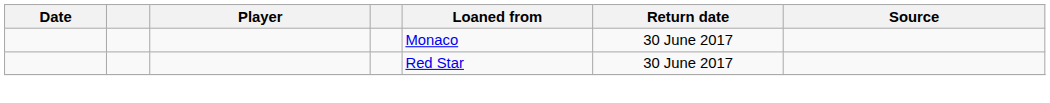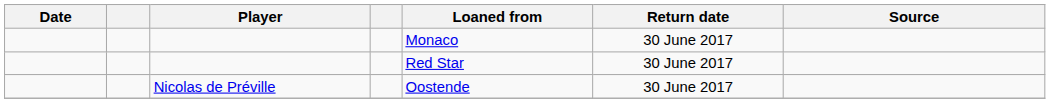+ row: (56, 87)
